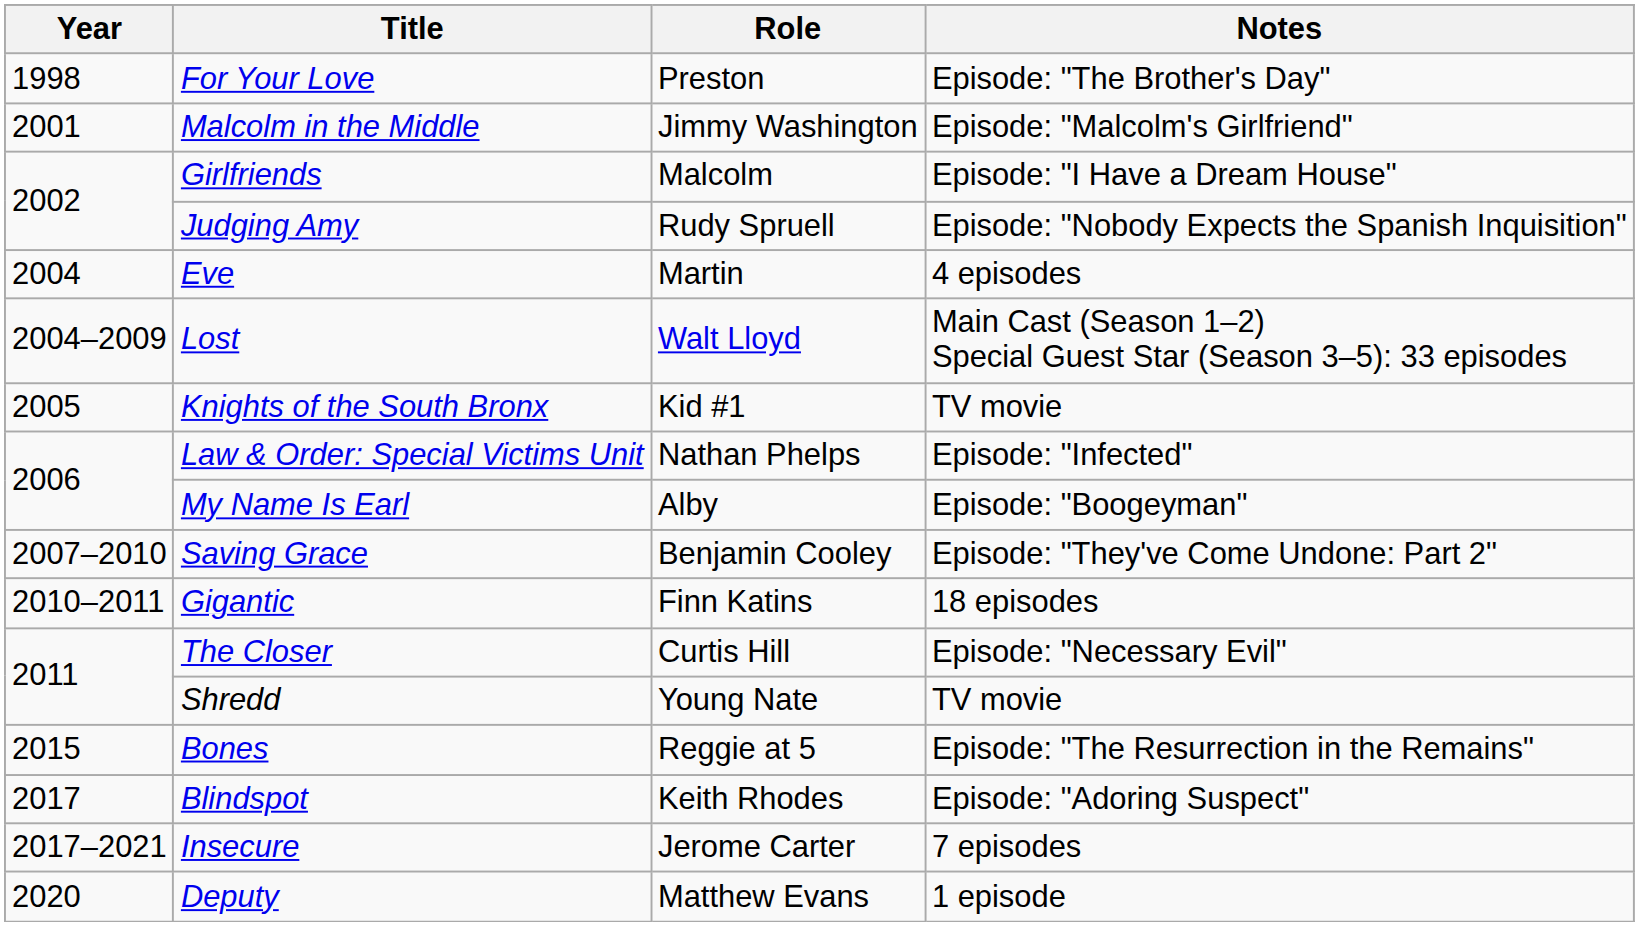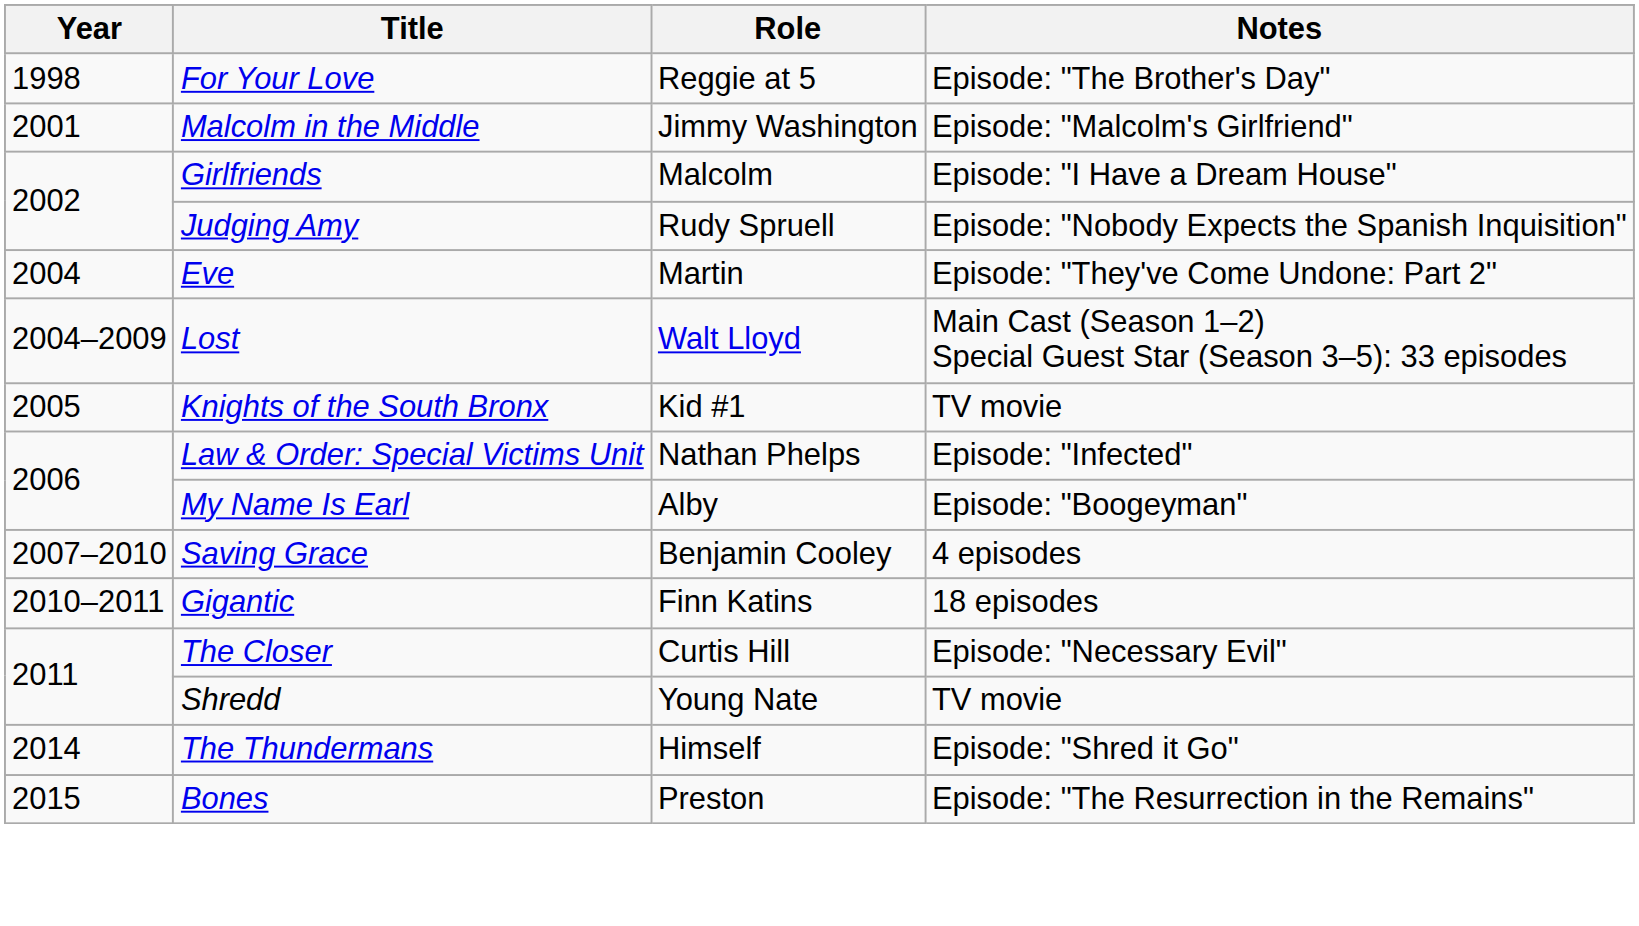(711, 77) Preston -> (737, 77) Reggie at 5
(1007, 273) 4 episodes -> (1214, 273) Episode: "They've Come Undone: Part 2"
(1214, 553) Episode: "They've Come Undone: Part 2" -> (1007, 553) 4 episodes
+ row: (307, 749)
(737, 749) Reggie at 5 -> (711, 798) Preston
- row: (244, 798)
- row: (240, 847)
- row: (230, 896)
